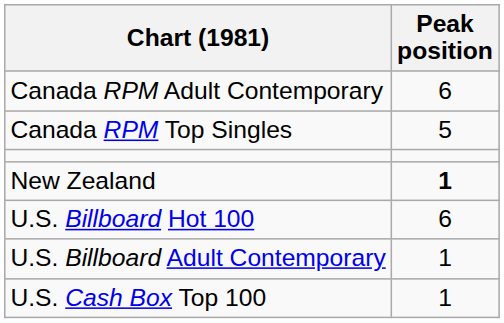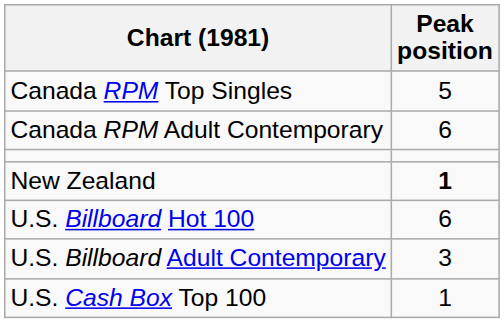rows swapped: (151, 129) <-> (197, 90)
(445, 258) 1 -> (445, 258) 3
